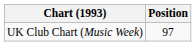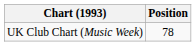(168, 31) 97 -> (168, 31) 78
